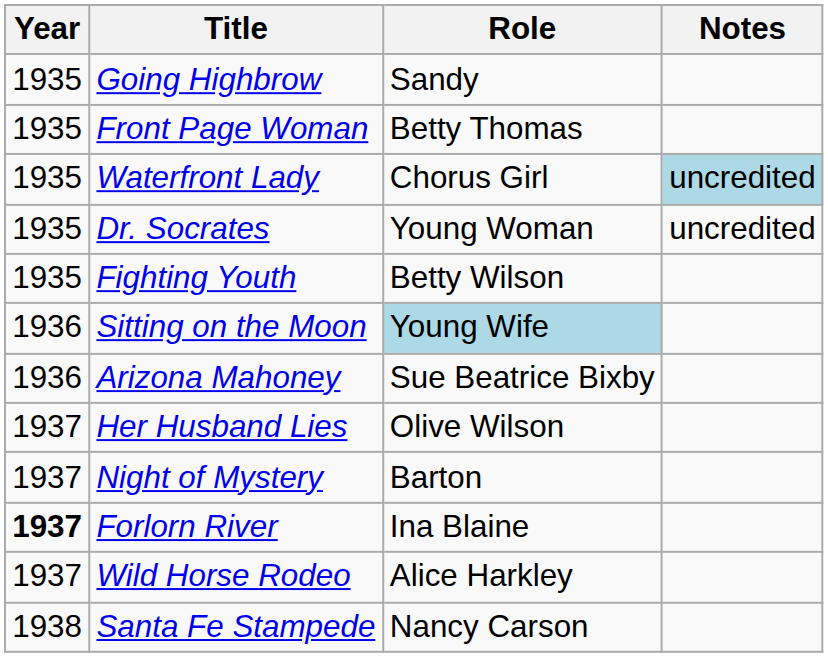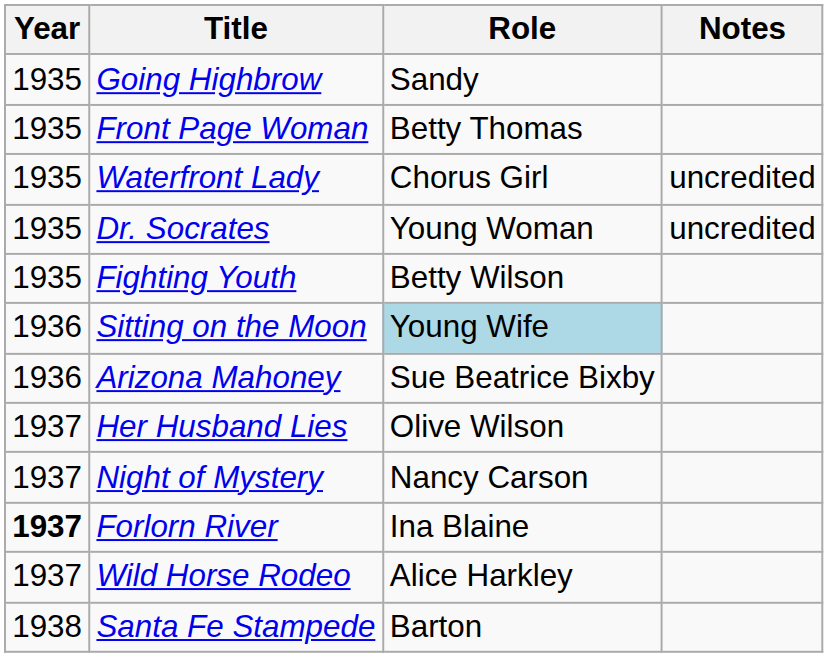(742, 178) lightblue background -> (742, 178) no background
(436, 476) Barton -> (489, 476) Nancy Carson
(489, 626) Nancy Carson -> (436, 626) Barton
